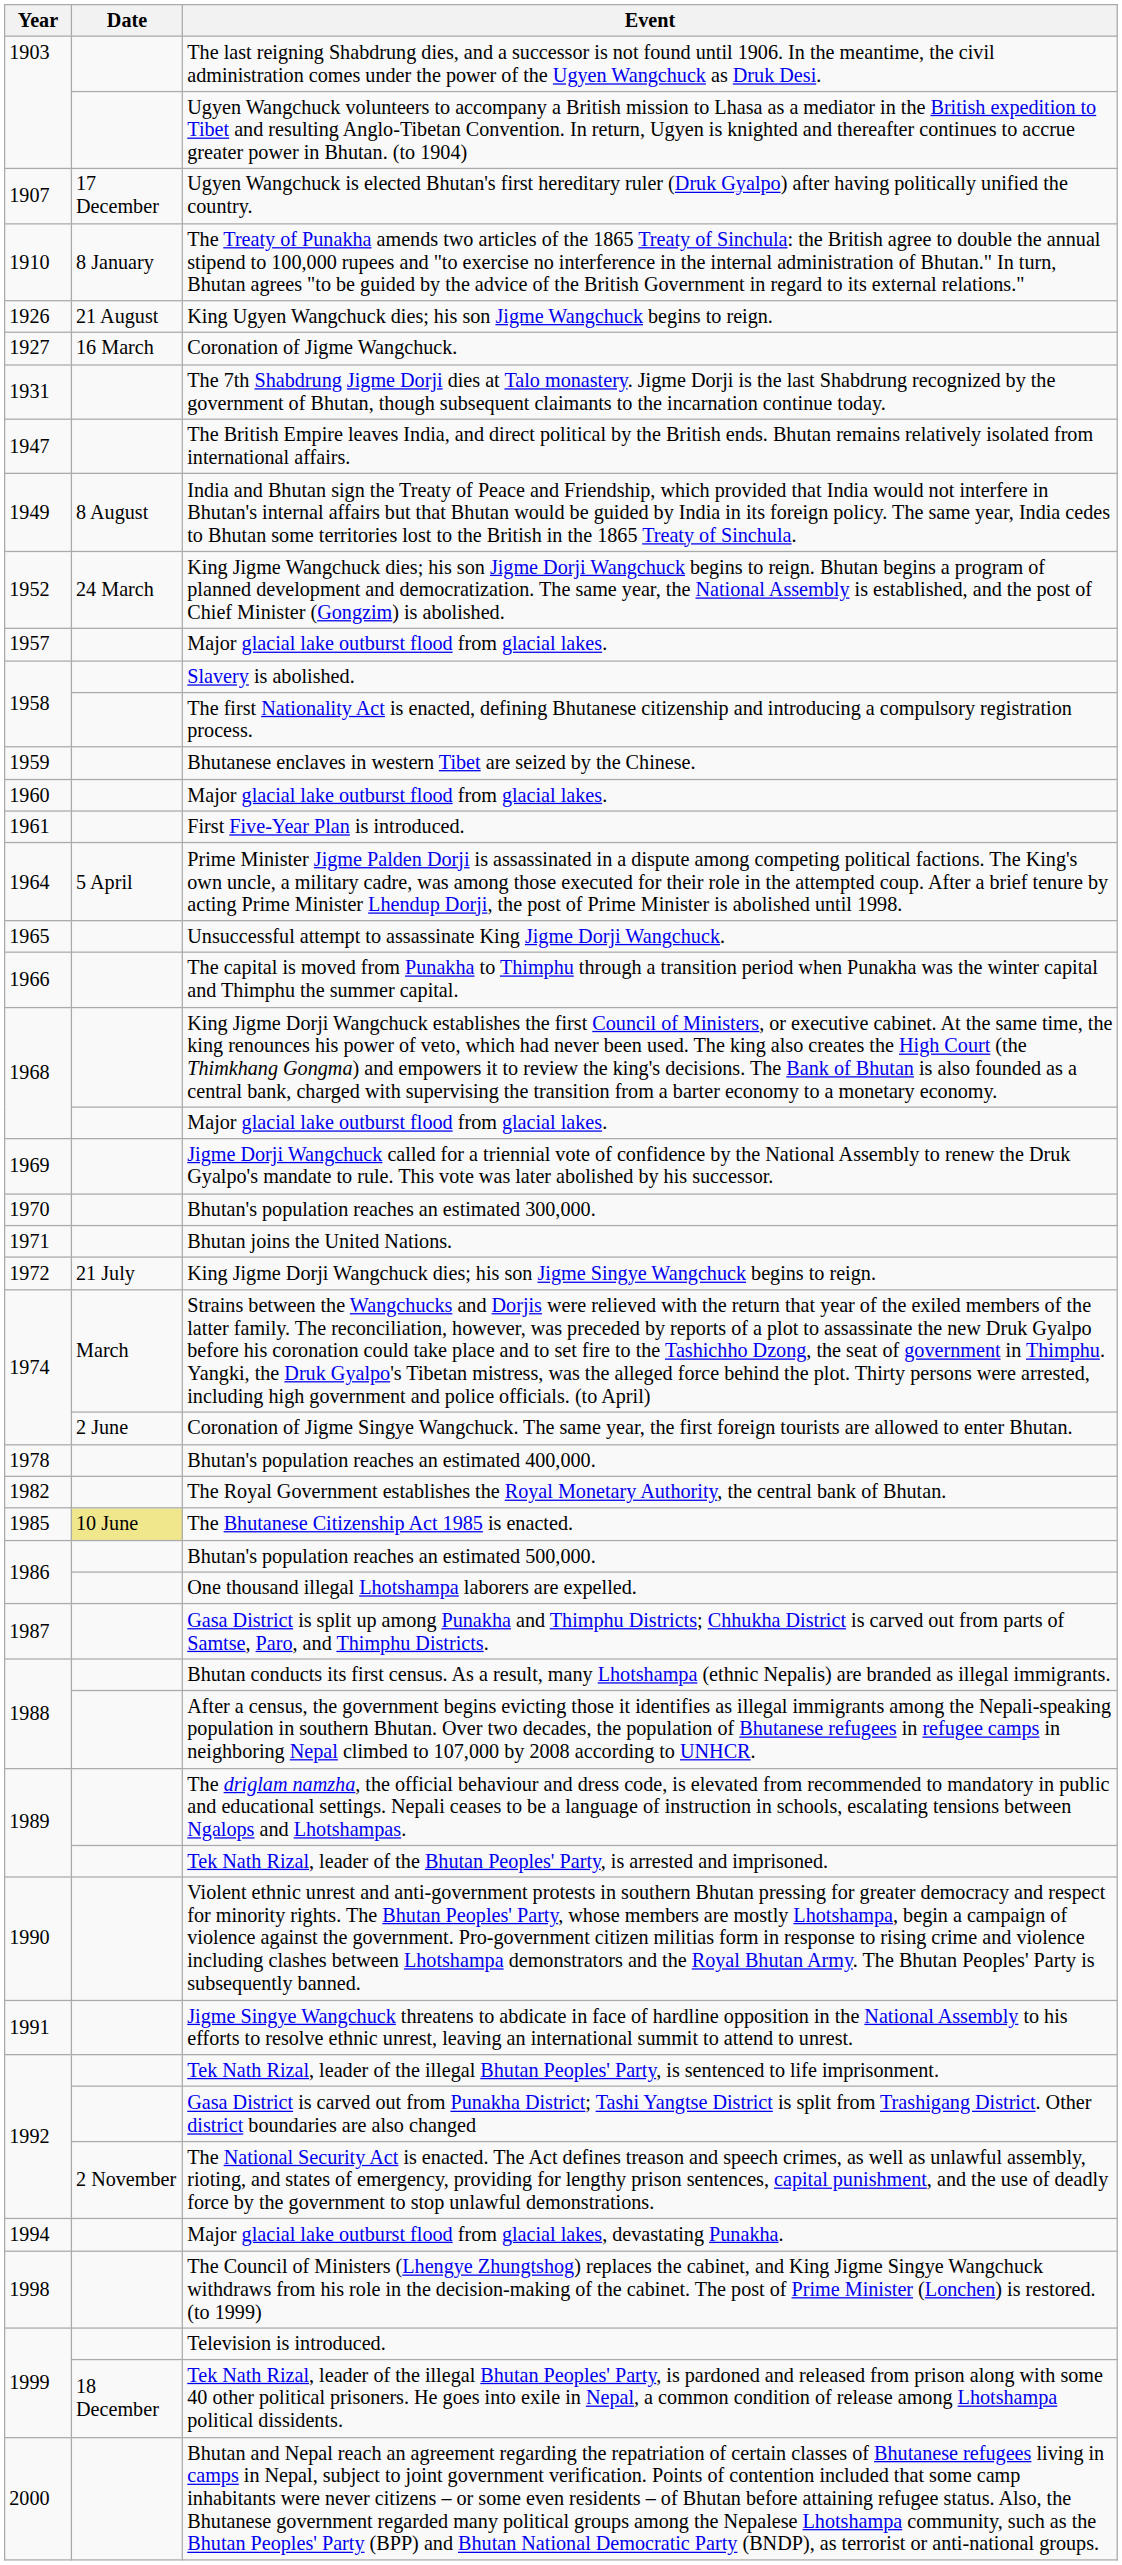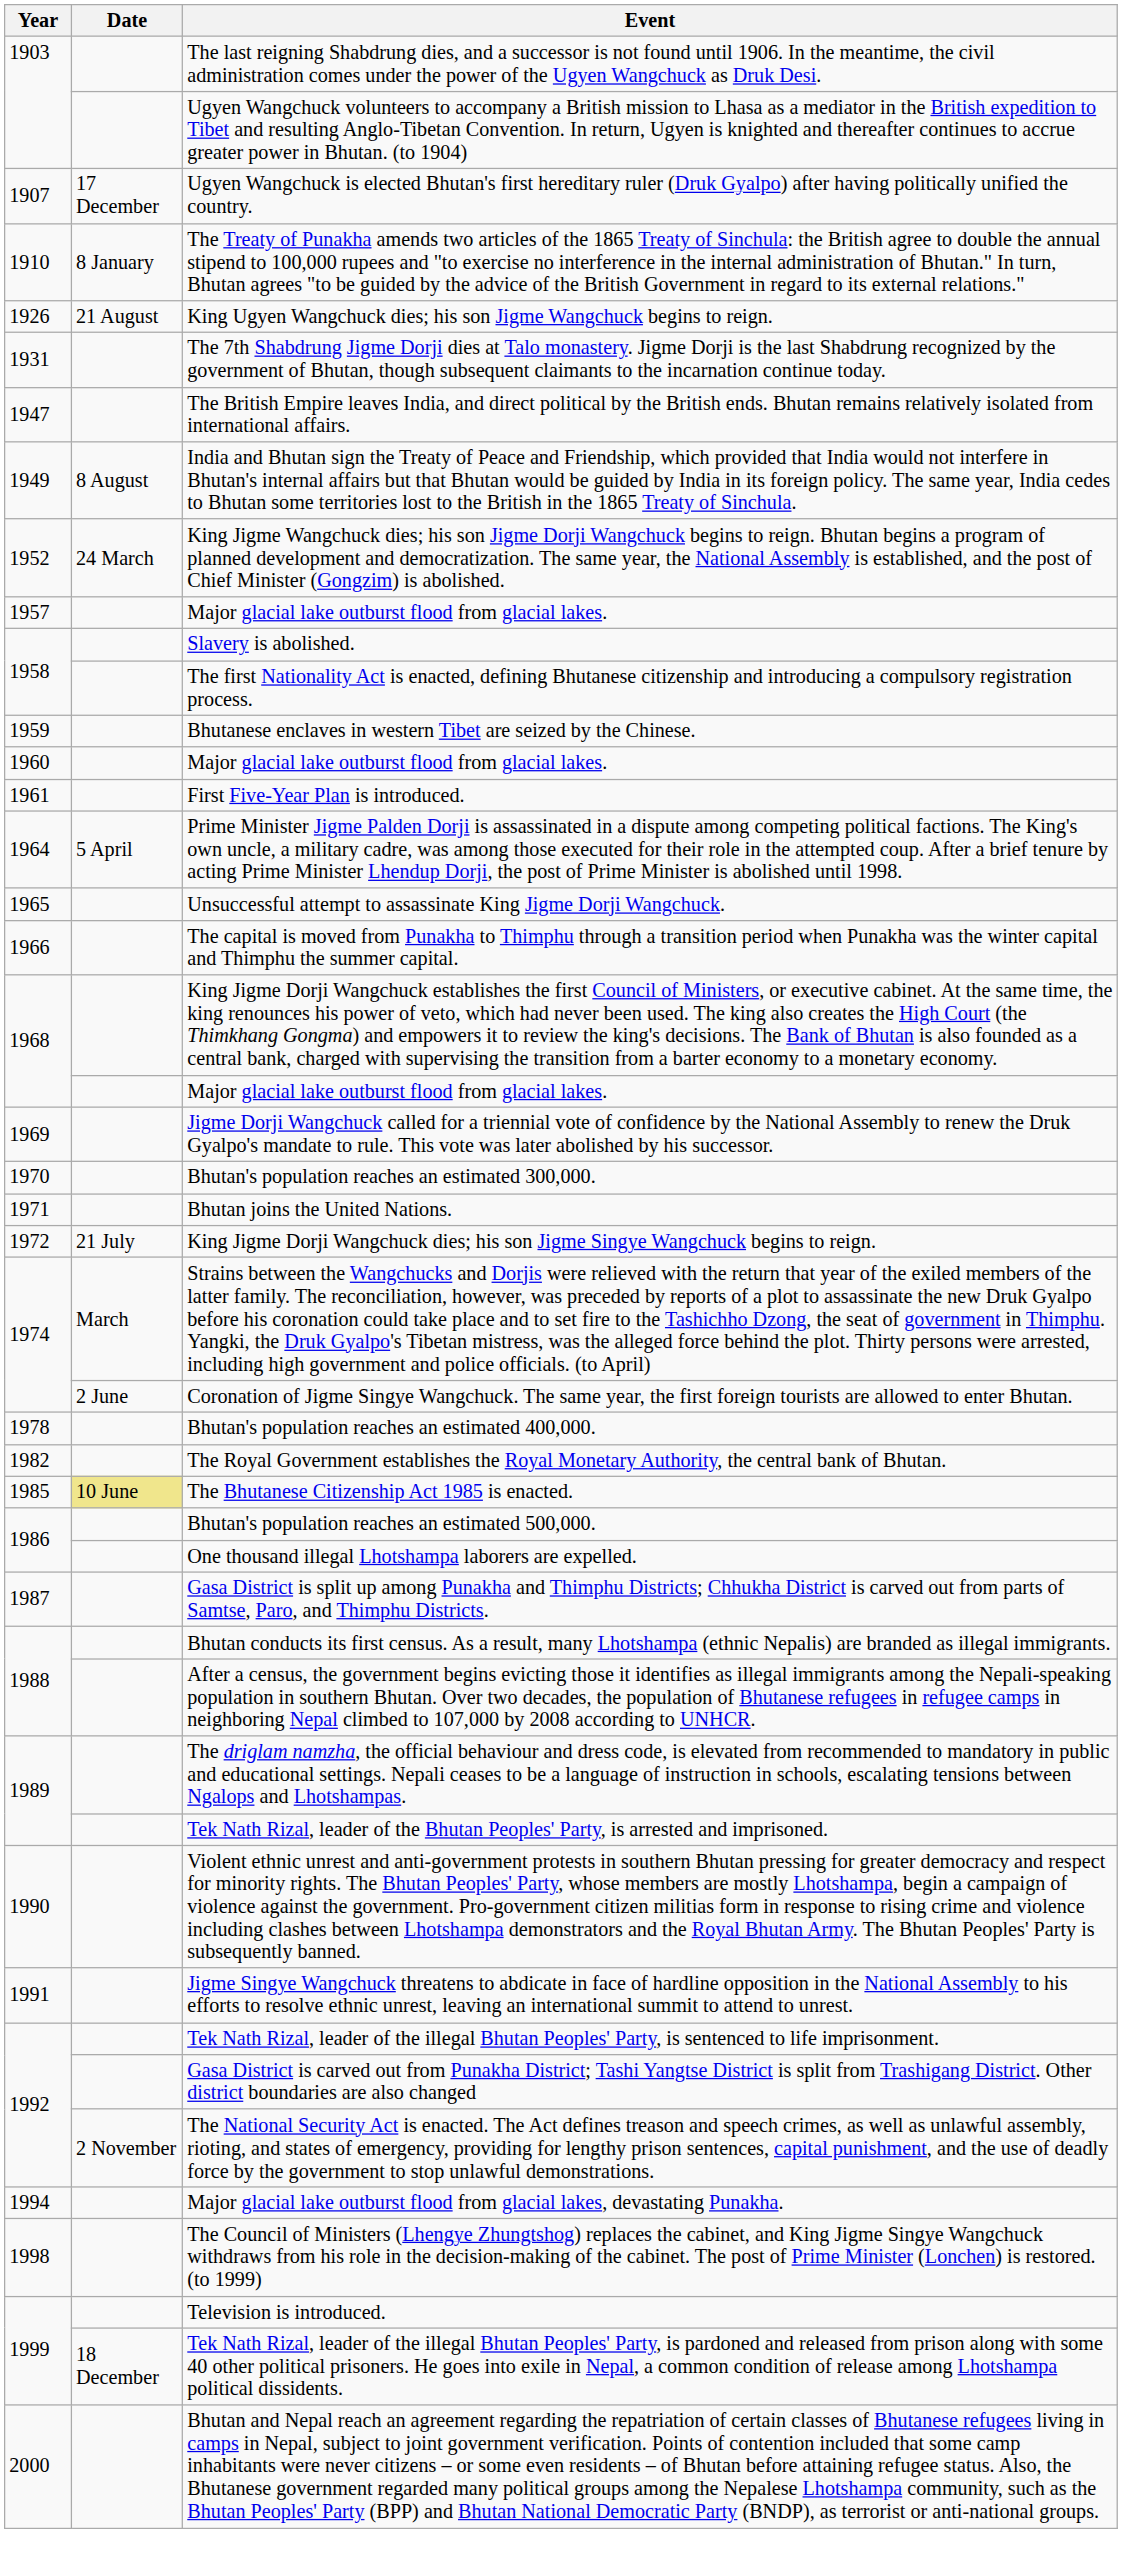- row: (29, 348)
